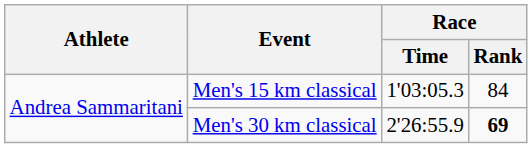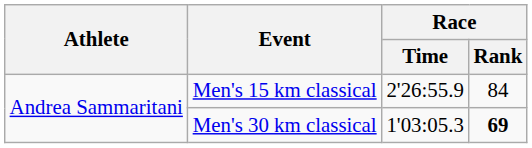(425, 90) 1'03:05.3 -> (425, 90) 2'26:55.9
(425, 125) 2'26:55.9 -> (425, 125) 1'03:05.3
